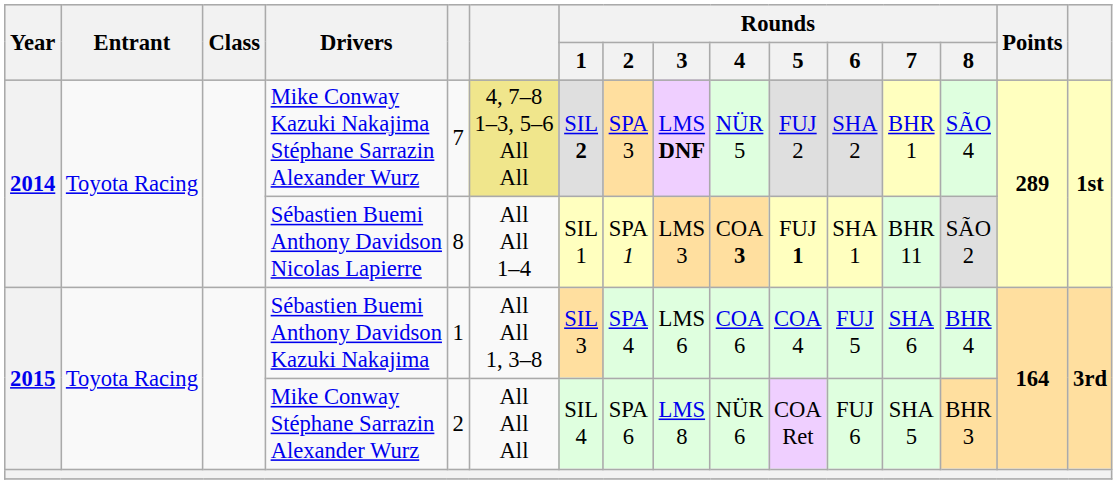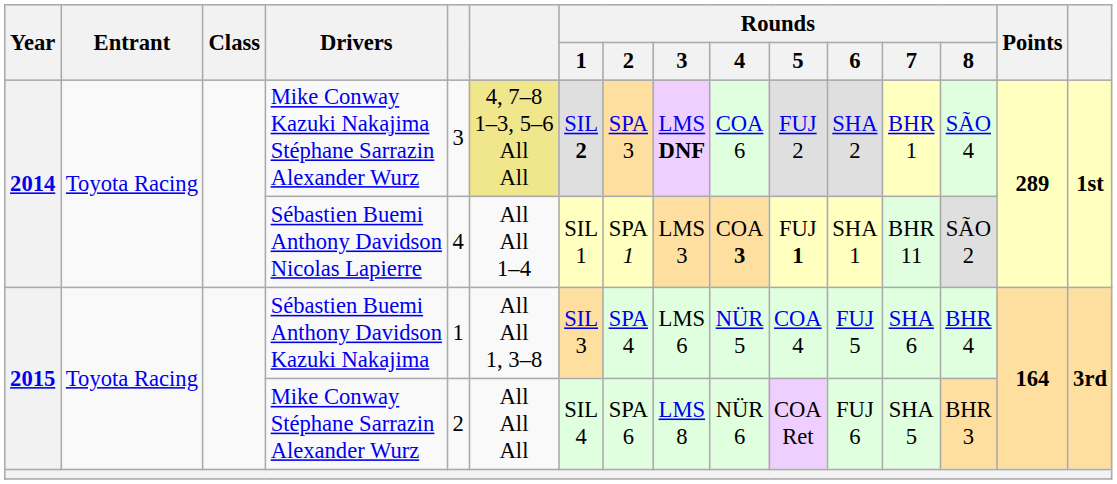(458, 138) 7 -> (458, 138) 3
(740, 138) NÜR 5 -> (740, 138) COA 6
(458, 242) 8 -> (458, 242) 4
(740, 332) COA 6 -> (740, 332) NÜR 5
